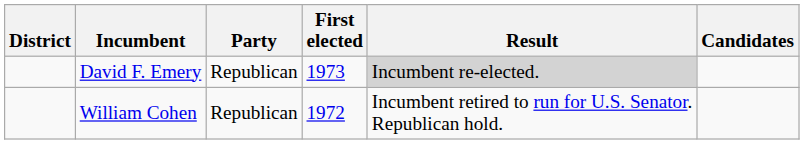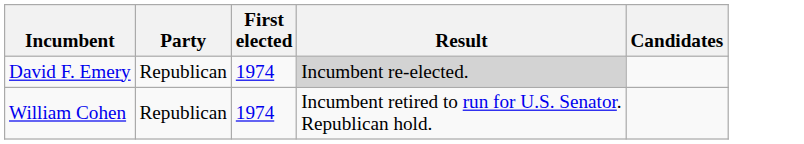- column: (40, 41)
(326, 71) 1973 -> (255, 71) 1974
(326, 113) 1972 -> (255, 113) 1974
